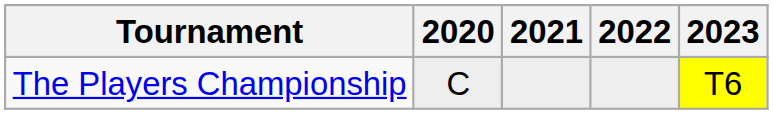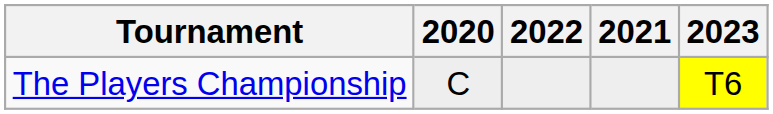columns swapped: (547, 31) <-> (635, 31)
